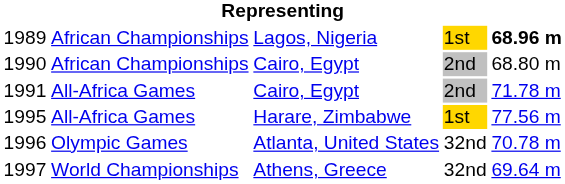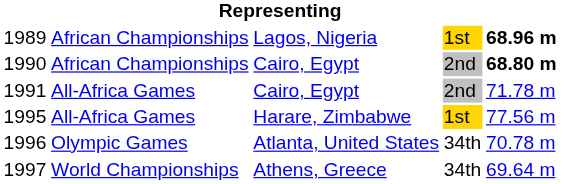(526, 64) normal -> (521, 64) bold
(465, 143) 32nd -> (463, 143) 34th
(465, 169) 32nd -> (463, 169) 34th
